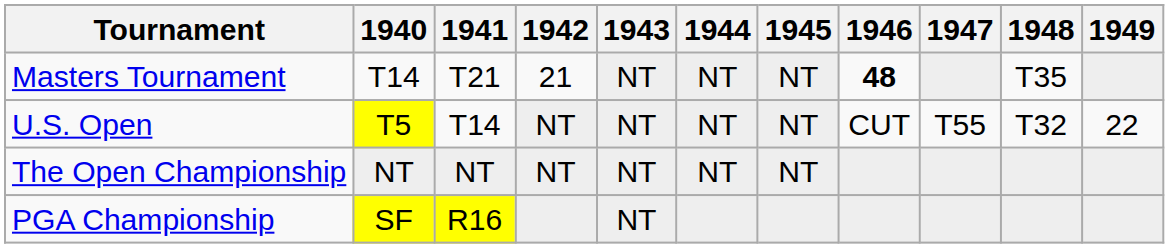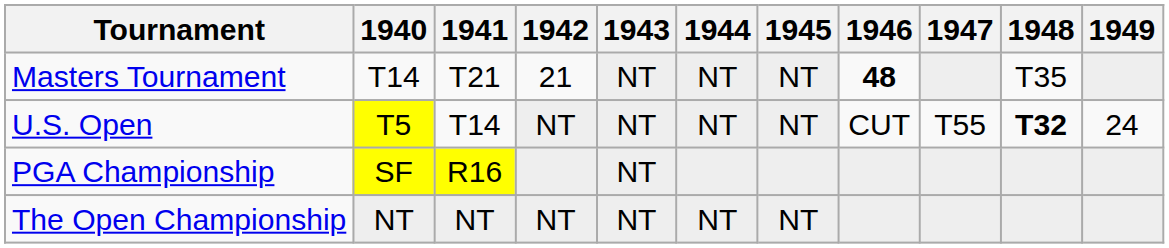(1041, 124) normal -> (1041, 124) bold
(1122, 124) 22 -> (1122, 124) 24
rows swapped: (179, 172) <-> (143, 220)
